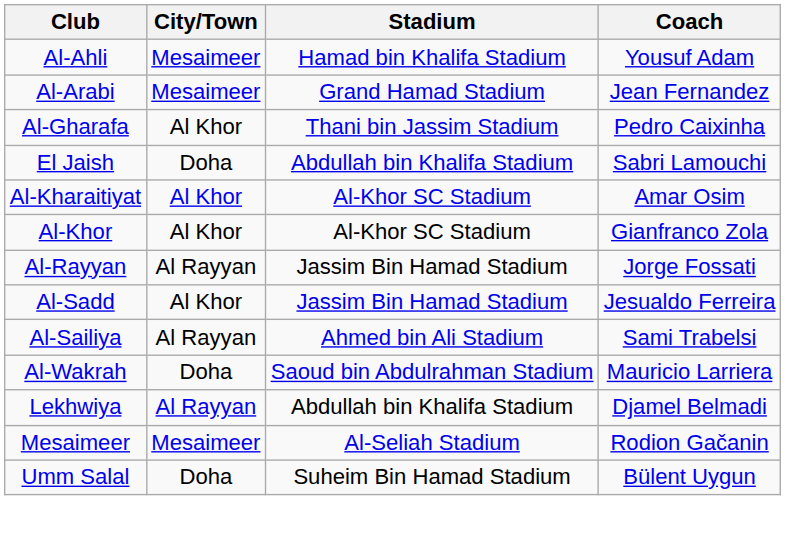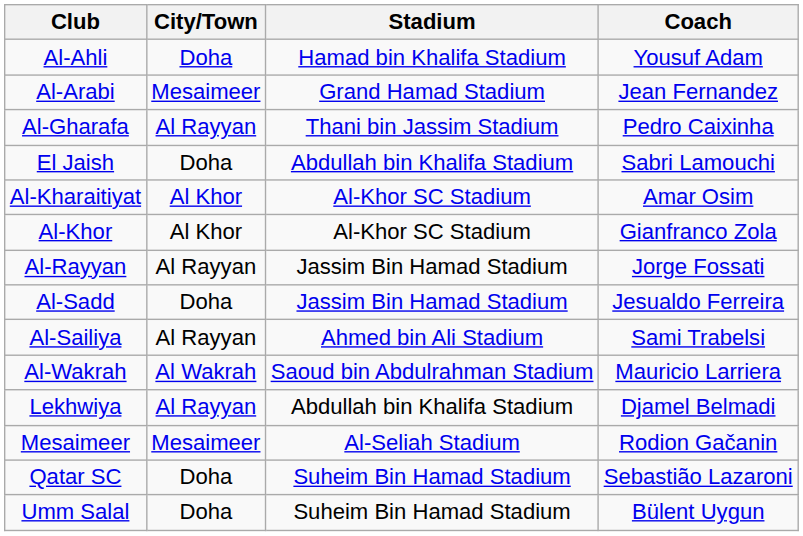(206, 57) Mesaimeer -> (206, 57) Doha
(206, 127) Al Khor -> (206, 127) Al Rayyan
(206, 302) Al Khor -> (206, 302) Doha
(206, 372) Doha -> (206, 372) Al Wakrah
+ row: (75, 477)
